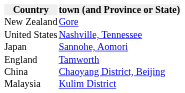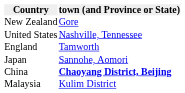rows swapped: (16, 47) <-> (21, 59)
(112, 72) normal -> (115, 72) bold
